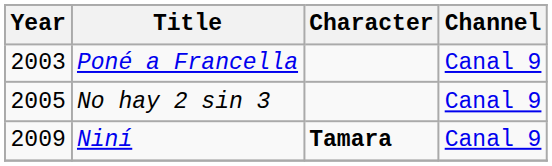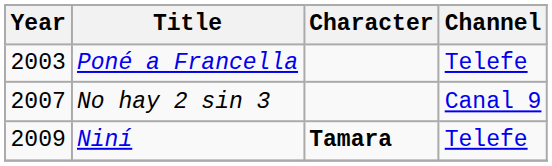(493, 63) Canal 9 -> (486, 63) Telefe
(38, 101) 2005 -> (38, 101) 2007
(493, 140) Canal 9 -> (486, 140) Telefe
